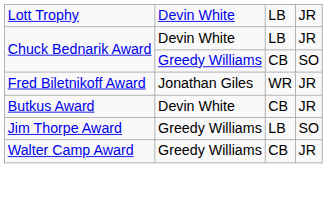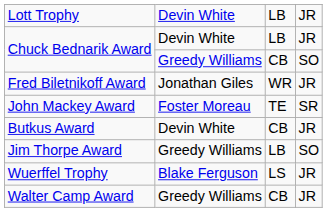+ row: (71, 106)
+ row: (58, 173)
